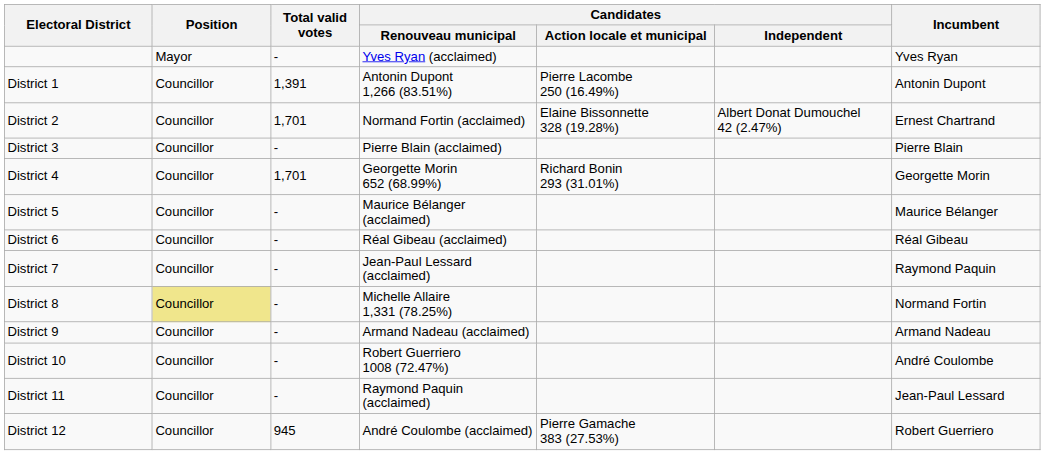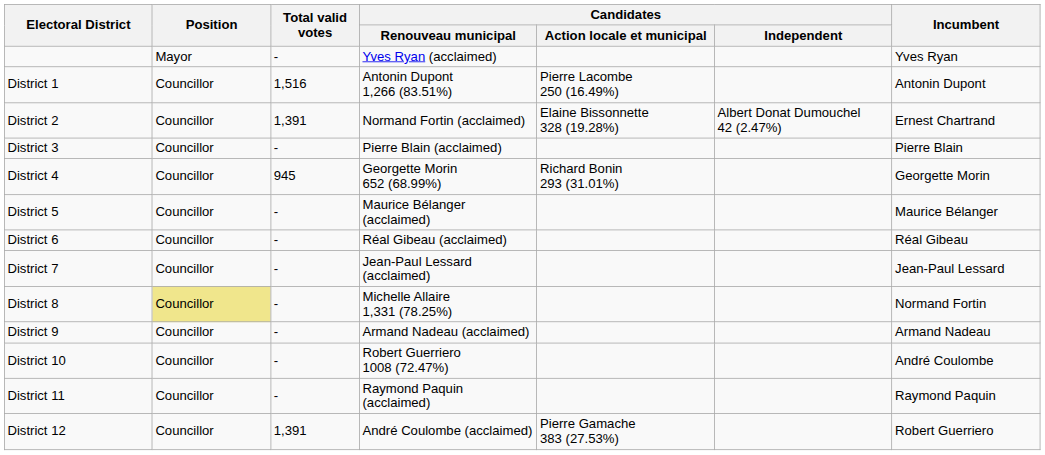(290, 84) 1,391 -> (290, 84) 1,516
(290, 120) 1,701 -> (290, 120) 1,391
(290, 176) 1,701 -> (285, 176) 945
(945, 268) Raymond Paquin -> (950, 268) Jean-Paul Lessard
(950, 396) Jean-Paul Lessard -> (945, 396) Raymond Paquin
(285, 431) 945 -> (290, 431) 1,391
